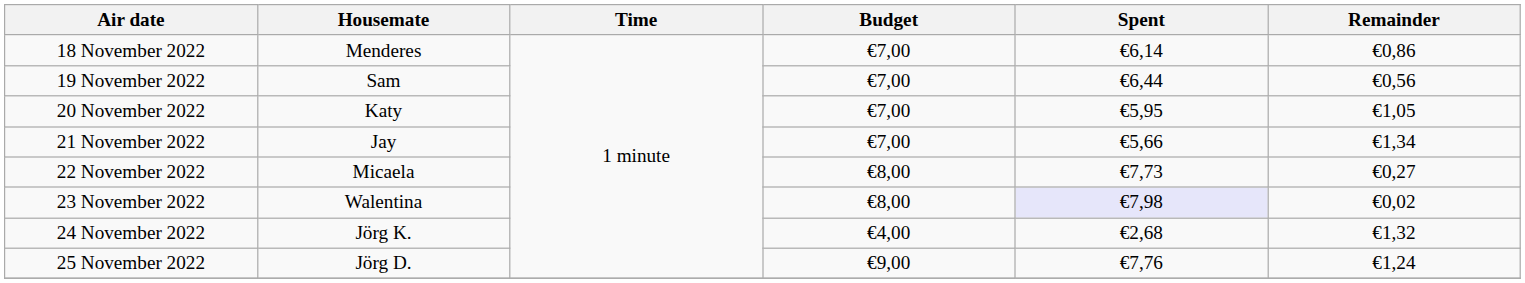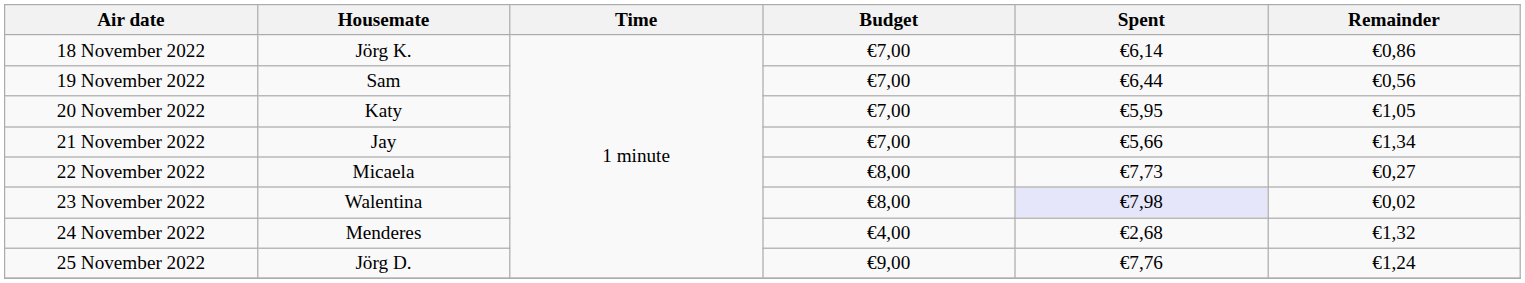(384, 50) Menderes -> (383, 50) Jörg K.
(383, 232) Jörg K. -> (384, 232) Menderes
